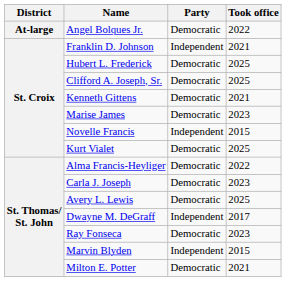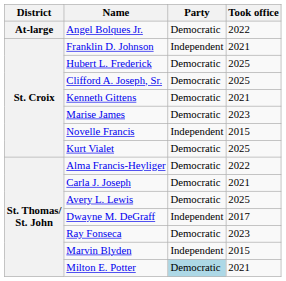(239, 183) 2023 -> (239, 183) 2021
(195, 268) no background -> (195, 268) lightblue background
